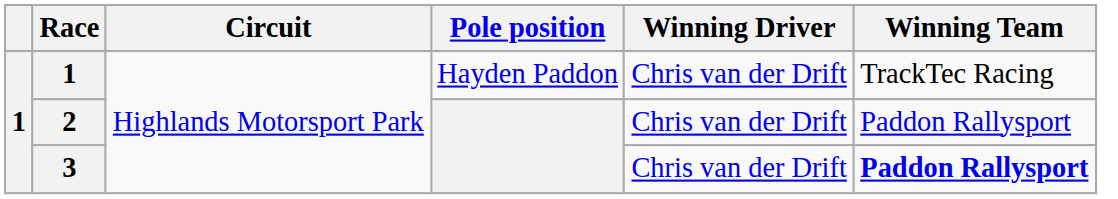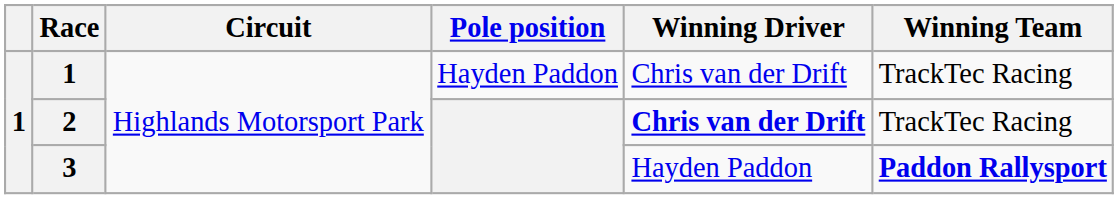(739, 121) normal -> (748, 121) bold
(966, 121) Paddon Rallysport -> (975, 121) TrackTec Racing
(739, 168) Chris van der Drift -> (722, 168) Hayden Paddon
